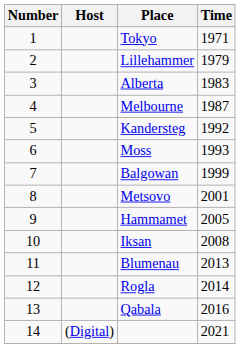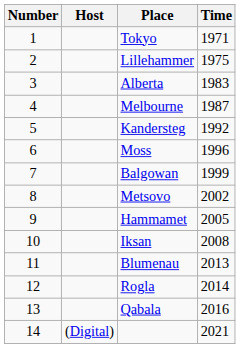(215, 60) 1979 -> (215, 60) 1975
(215, 151) 1993 -> (215, 151) 1996
(215, 196) 2001 -> (215, 196) 2002
